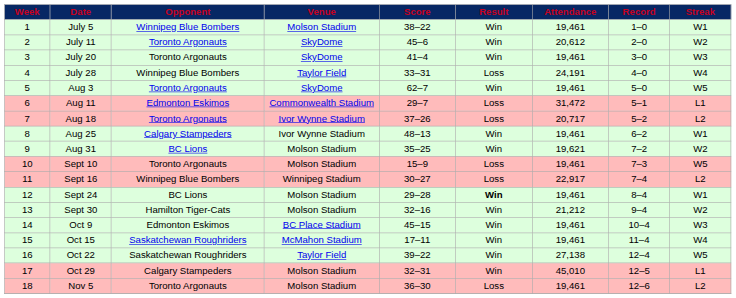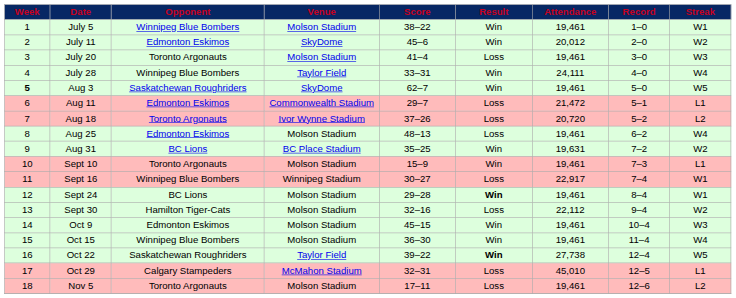(188, 42) Toronto Argonauts -> (188, 42) Edmonton Eskimos
(570, 42) 20,612 -> (570, 42) 20,012
(322, 57) SkyDome -> (322, 57) Molson Stadium
(494, 57) Win -> (494, 57) Loss
(494, 73) Loss -> (494, 73) Win
(570, 73) 24,191 -> (570, 73) 24,111
(27, 88) normal -> (27, 88) bold
(188, 88) Toronto Argonauts -> (188, 88) Saskatchewan Roughriders
(570, 103) 31,472 -> (570, 103) 21,472
(570, 118) 20,717 -> (570, 118) 20,720
(188, 133) Calgary Stampeders -> (188, 133) Edmonton Eskimos
(322, 133) Ivor Wynne Stadium -> (322, 133) Molson Stadium
(494, 133) Win -> (494, 133) Loss
(700, 133) W1 -> (700, 133) W4
(322, 149) Molson Stadium -> (322, 149) BC Place Stadium
(570, 149) 19,621 -> (570, 149) 19,631
(494, 164) Loss -> (494, 164) Win
(700, 164) W5 -> (700, 164) L1
(700, 179) L2 -> (700, 179) W1
(494, 210) Win -> (494, 210) Loss
(570, 210) 21,212 -> (570, 210) 22,112
(322, 225) BC Place Stadium -> (322, 225) Molson Stadium
(188, 240) Saskatchewan Roughriders -> (188, 240) Winnipeg Blue Bombers
(322, 240) McMahon Stadium -> (322, 240) Molson Stadium
(417, 240) 17–11 -> (417, 240) 36–30
(494, 255) normal -> (494, 255) bold
(570, 255) 27,138 -> (570, 255) 27,738
(322, 270) Molson Stadium -> (322, 270) McMahon Stadium
(494, 270) Win -> (494, 270) Loss
(417, 286) 36–30 -> (417, 286) 17–11
